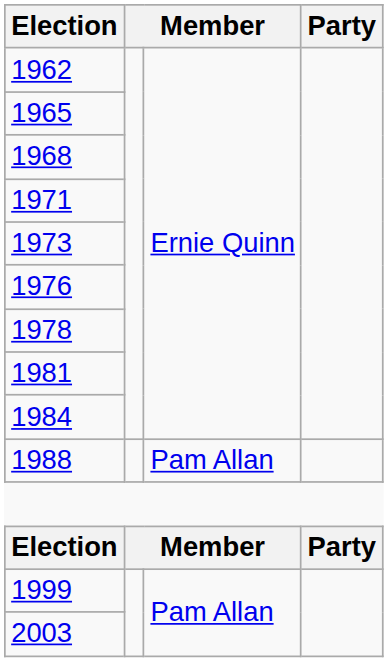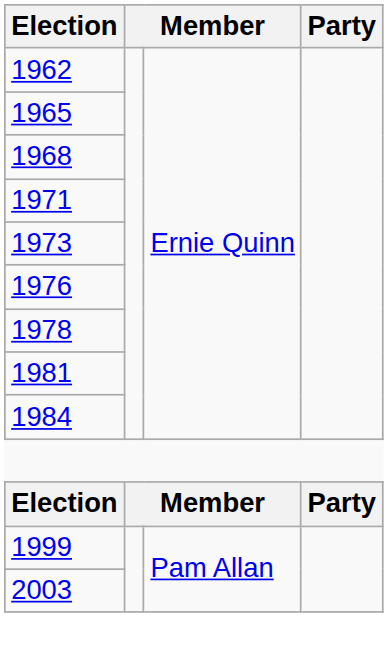- row: (42, 460)
